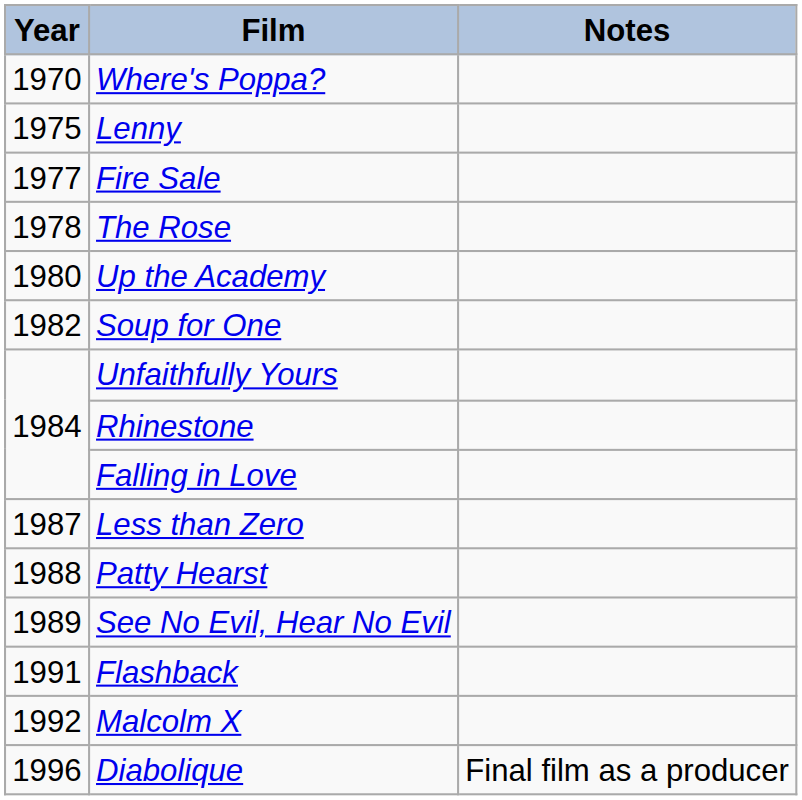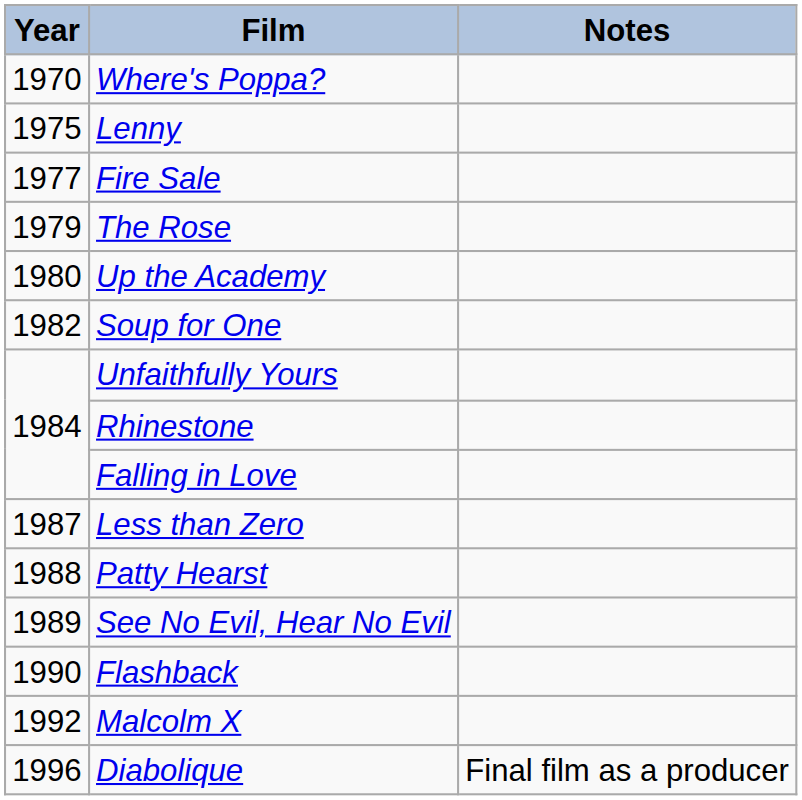(47, 227) 1978 -> (47, 227) 1979
(47, 671) 1991 -> (47, 671) 1990
